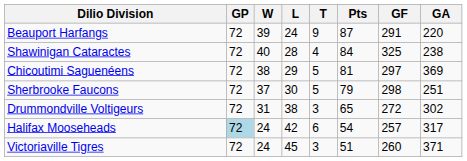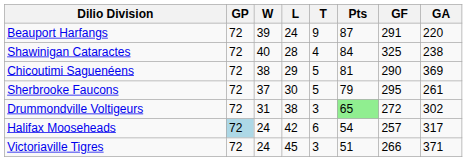(391, 71) 297 -> (391, 71) 290
(391, 90) 298 -> (391, 90) 295
(433, 90) 251 -> (433, 90) 261
(347, 109) no background -> (347, 109) lightgreen background
(391, 147) 260 -> (391, 147) 266
